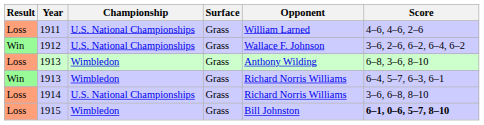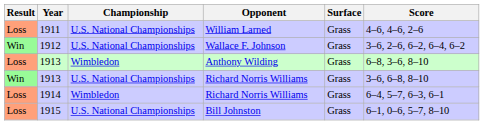columns swapped: (222, 12) <-> (303, 12)
(95, 78) Wimbledon -> (133, 78) U.S. National Championships
(405, 78) 6–4, 5–7, 6–3, 6–1 -> (397, 78) 3–6, 6–8, 8–10
(133, 95) U.S. National Championships -> (95, 95) Wimbledon
(397, 95) 3–6, 6–8, 8–10 -> (405, 95) 6–4, 5–7, 6–3, 6–1
(95, 111) Wimbledon -> (133, 111) U.S. National Championships
(408, 111) bold -> (408, 111) normal
